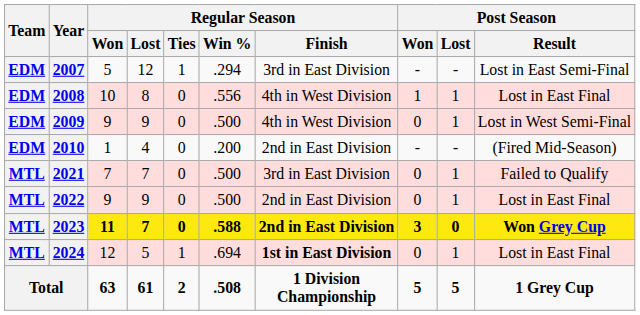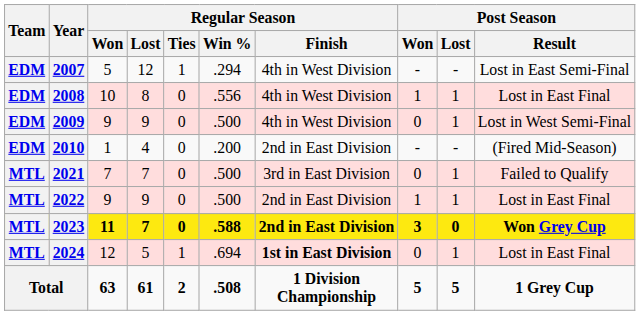(327, 69) 3rd in East Division -> (327, 69) 4th in West Division
(417, 200) 0 -> (417, 200) 1
